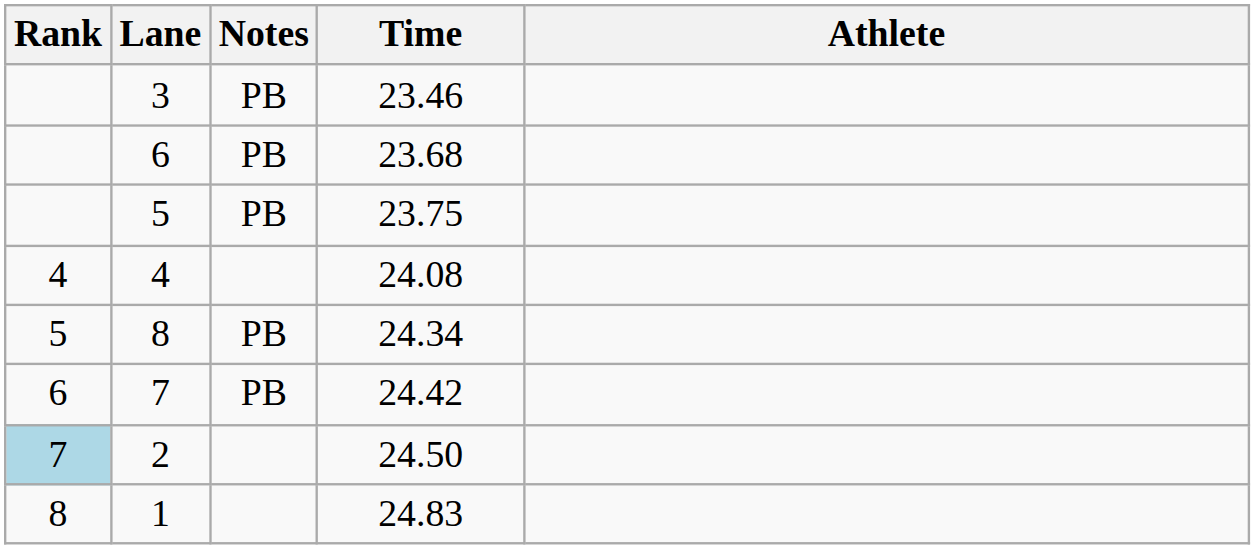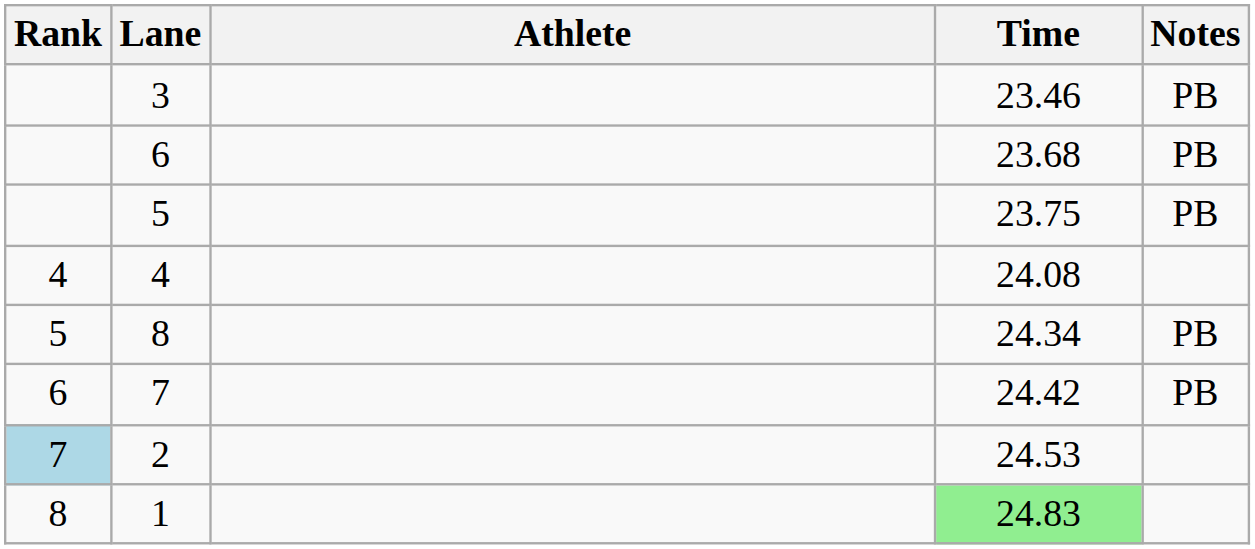columns swapped: (886, 34) <-> (264, 34)
(421, 453) 24.50 -> (1038, 453) 24.53
(421, 513) no background -> (1038, 513) lightgreen background
